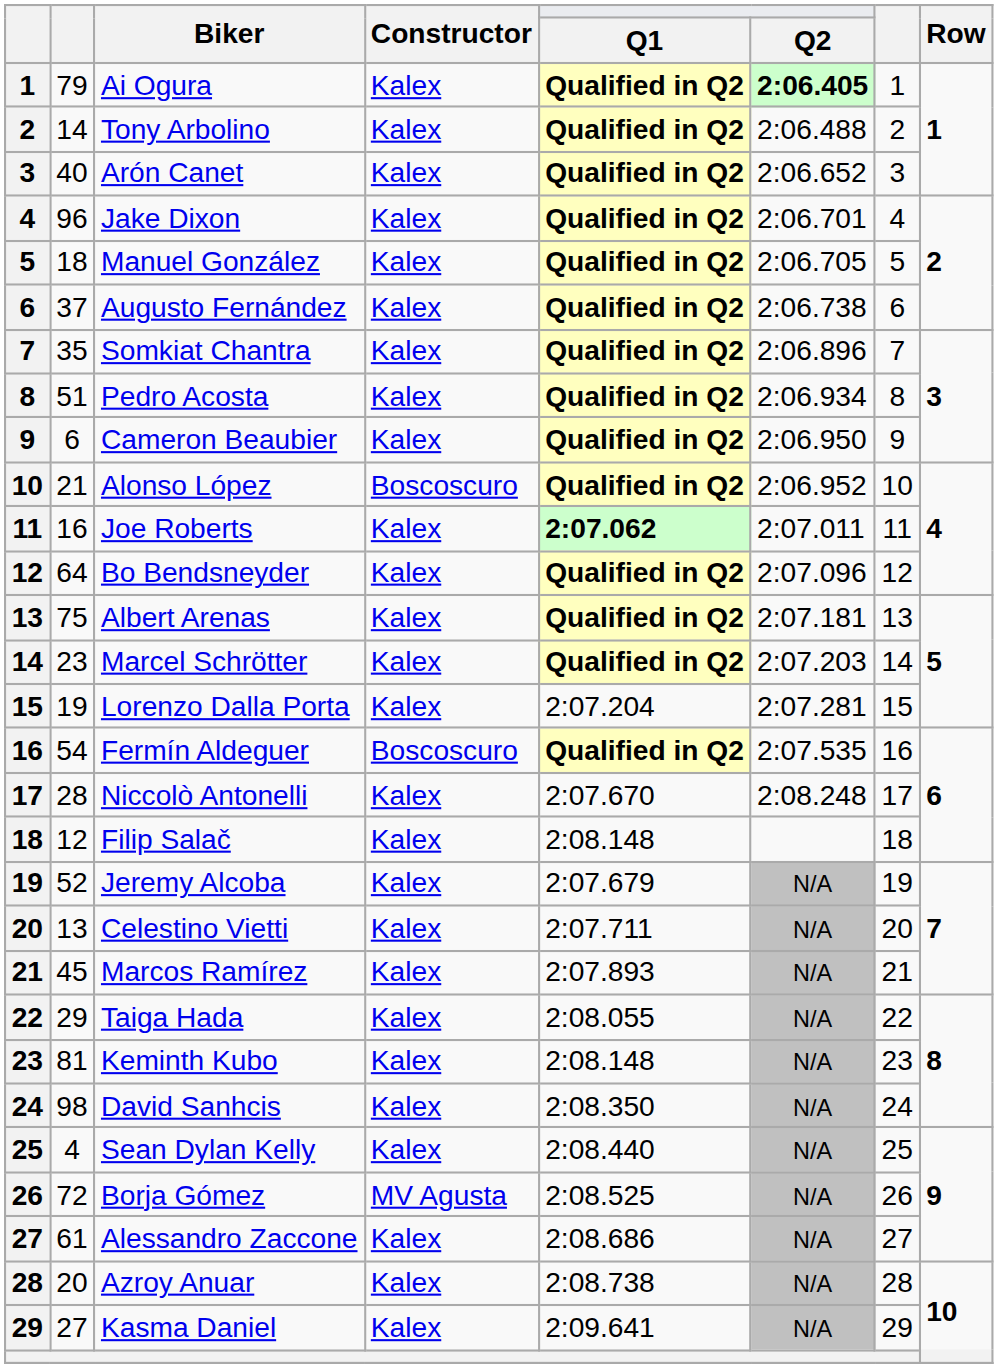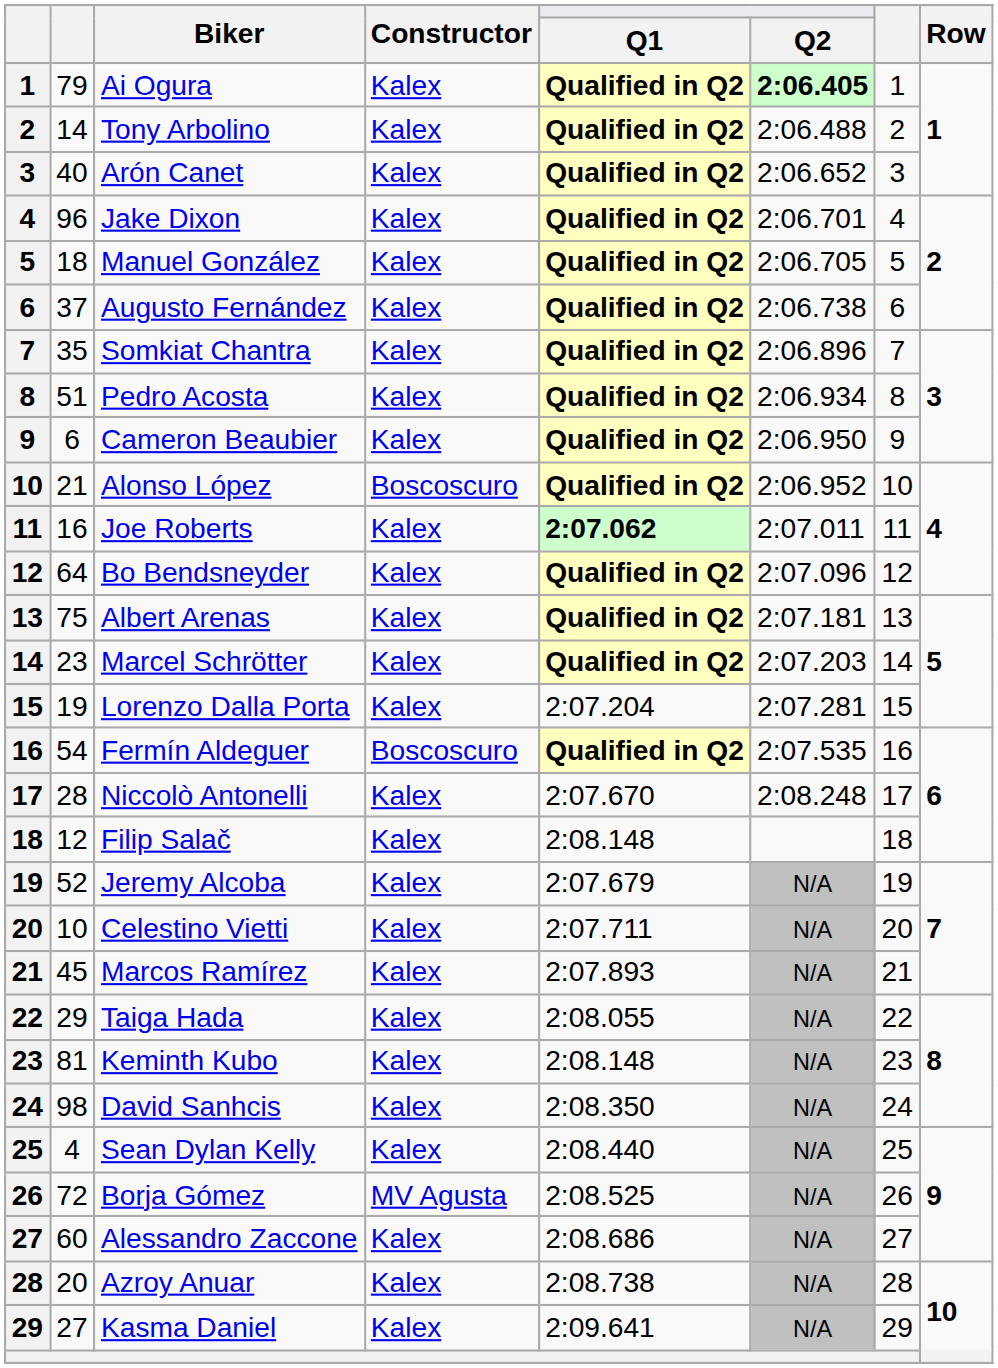(72, 928) 13 -> (72, 928) 10
(72, 1238) 61 -> (72, 1238) 60
